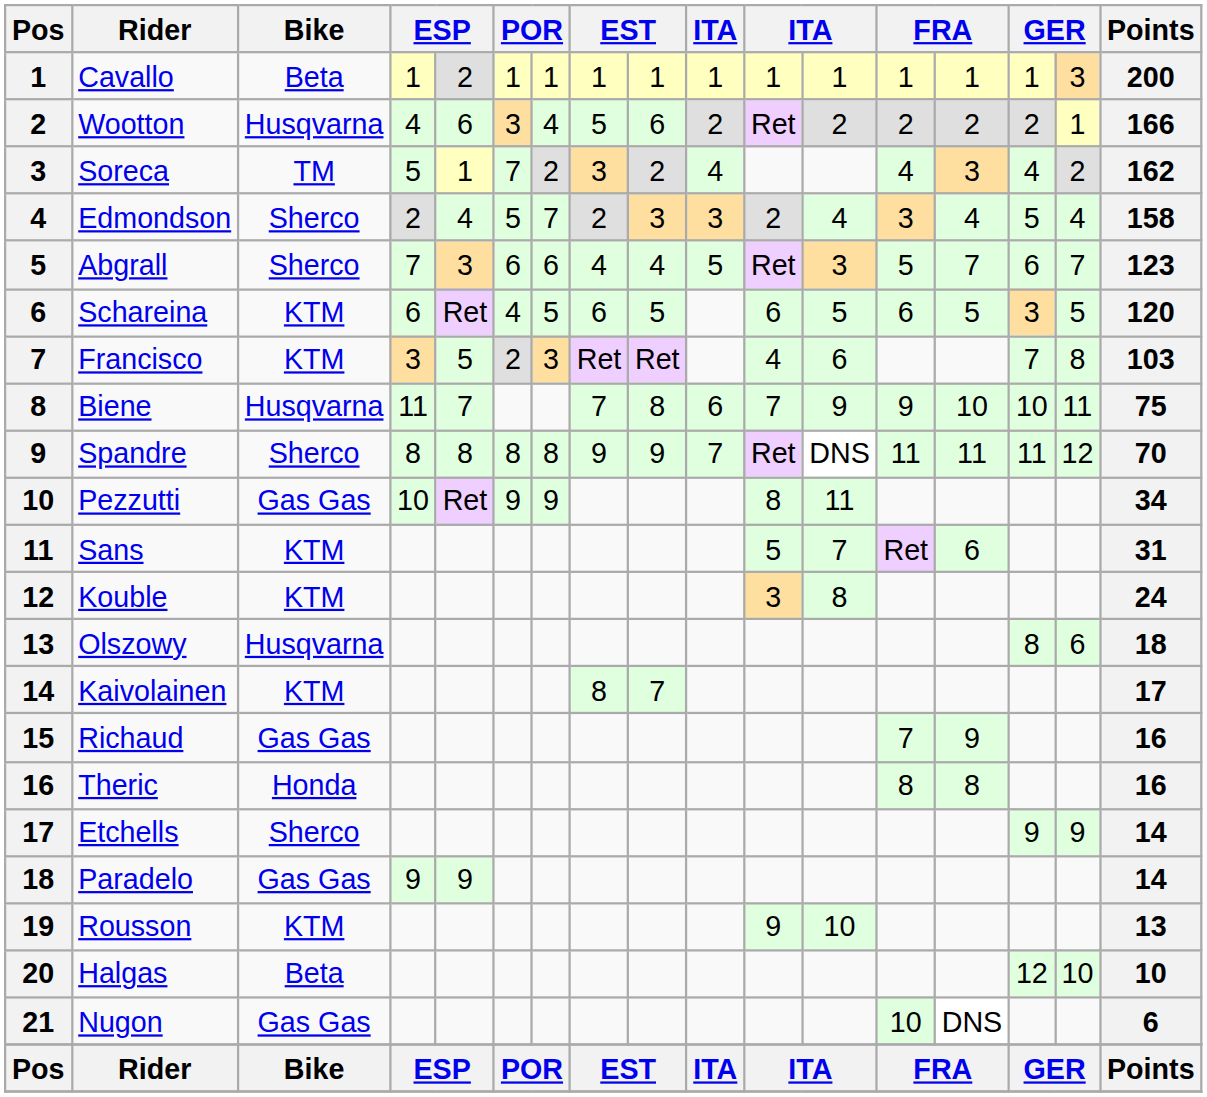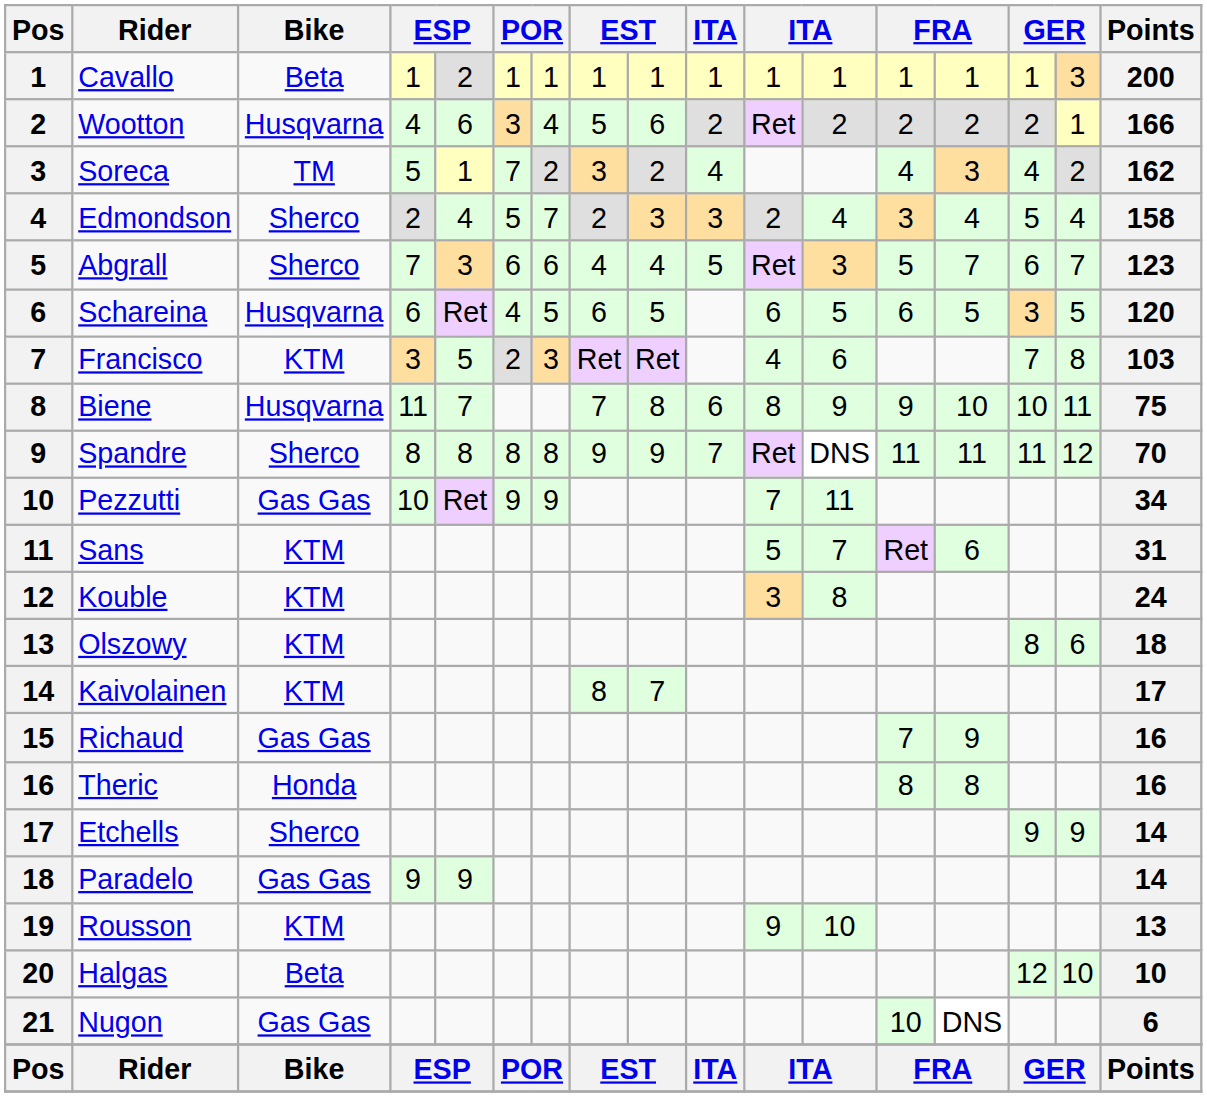(314, 312) KTM -> (314, 312) Husqvarna
(773, 407) 7 -> (773, 407) 8
(773, 501) 8 -> (773, 501) 7
(314, 643) Husqvarna -> (314, 643) KTM
